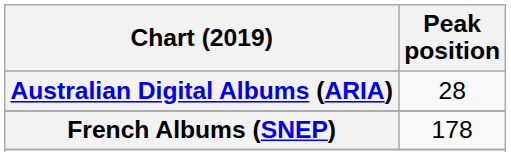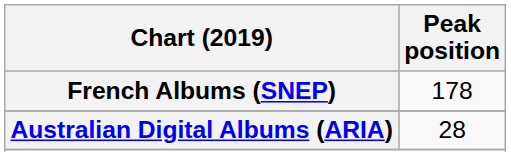rows swapped: (202, 90) <-> (202, 129)
